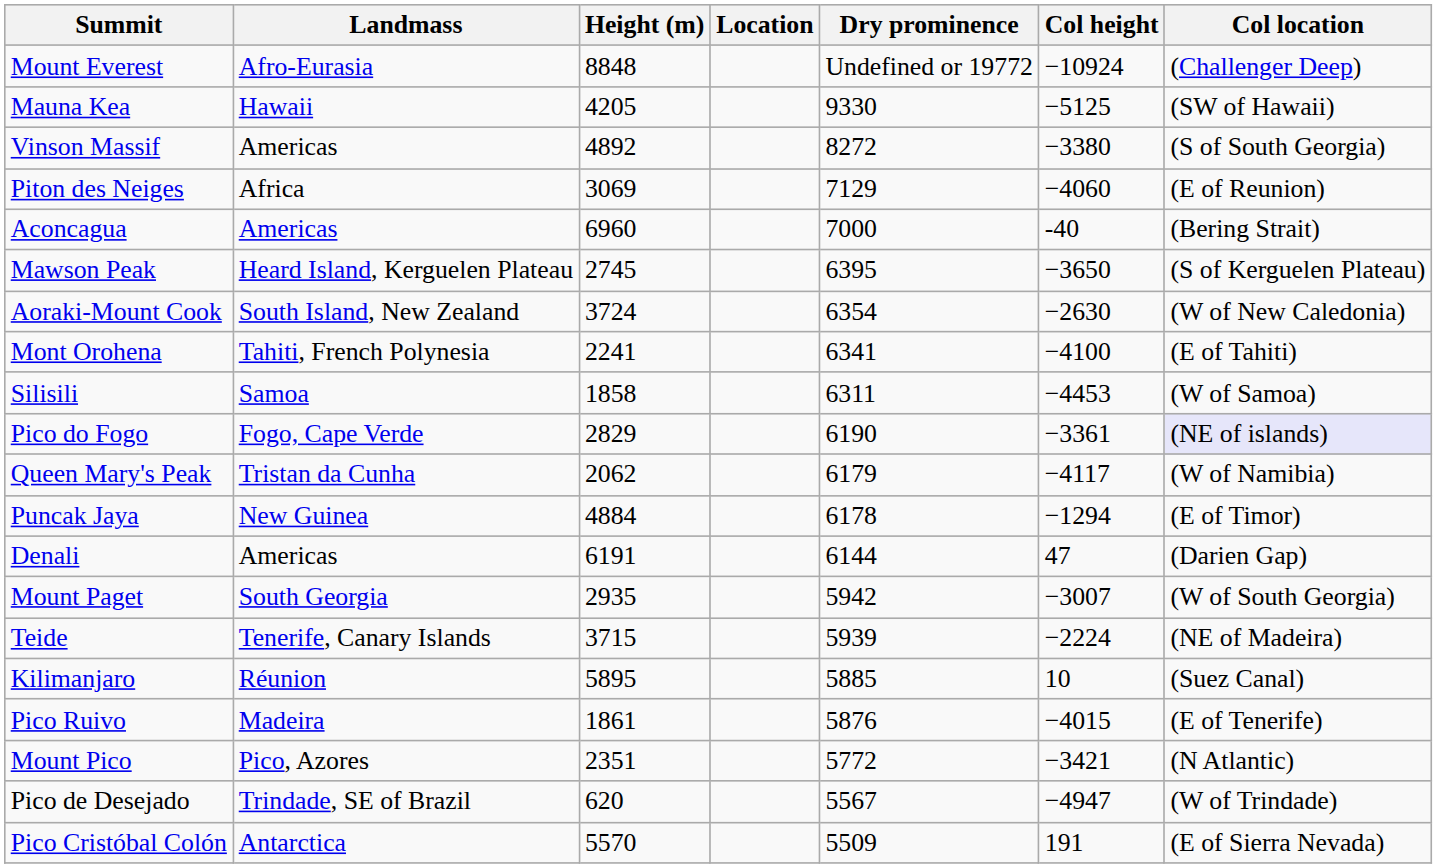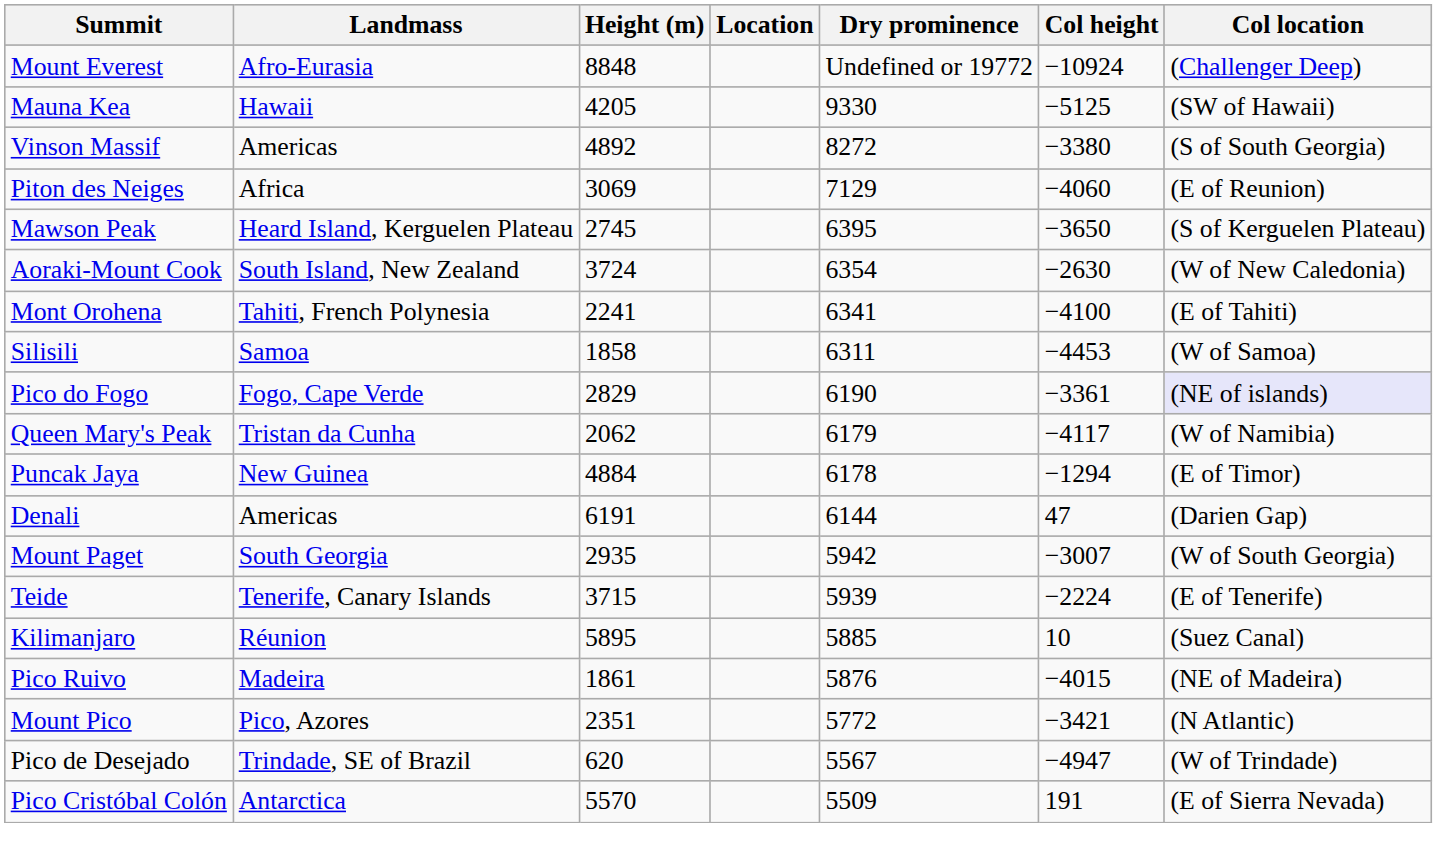- row: (69, 229)
(1256, 637) (NE of Madeira) -> (1247, 596) (E of Tenerife)
(1247, 719) (E of Tenerife) -> (1256, 678) (NE of Madeira)
